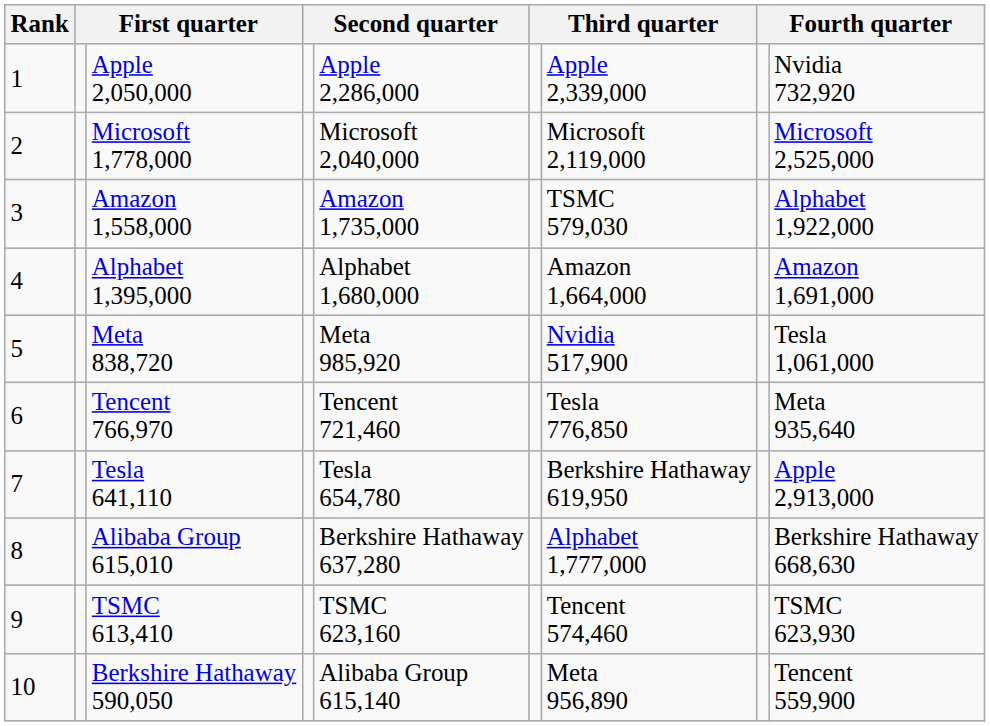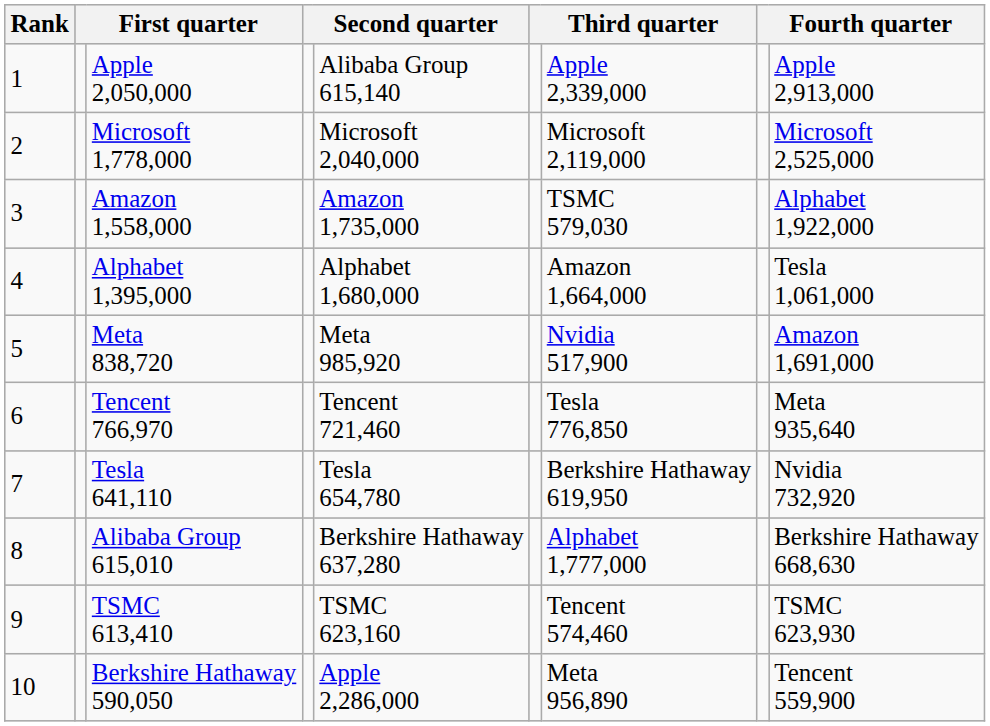(369, 77) Apple 2,286,000 -> (394, 77) Alibaba Group 615,140
(815, 77) Nvidia 732,920 -> (824, 77) Apple 2,913,000
(824, 280) Amazon 1,691,000 -> (824, 280) Tesla 1,061,000
(824, 348) Tesla 1,061,000 -> (824, 348) Amazon 1,691,000
(824, 483) Apple 2,913,000 -> (815, 483) Nvidia 732,920
(394, 686) Alibaba Group 615,140 -> (369, 686) Apple 2,286,000
